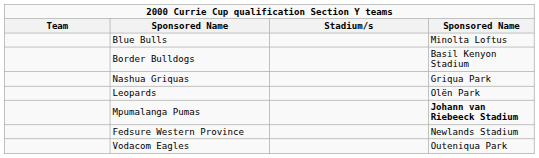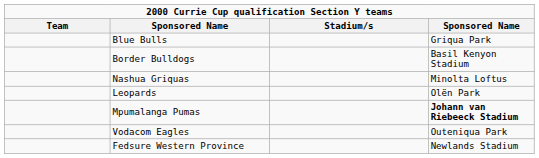(469, 40) Minolta Loftus -> (461, 40) Griqua Park
(461, 78) Griqua Park -> (469, 78) Minolta Loftus
rows swapped: (151, 146) <-> (178, 131)
